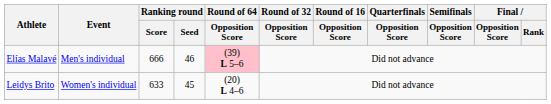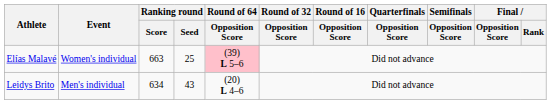(93, 59) Men's individual -> (99, 59) Women's individual
(156, 59) 666 -> (156, 59) 663
(190, 59) 46 -> (190, 59) 25
(99, 86) Women's individual -> (93, 86) Men's individual
(156, 86) 633 -> (156, 86) 634
(190, 86) 45 -> (190, 86) 43
